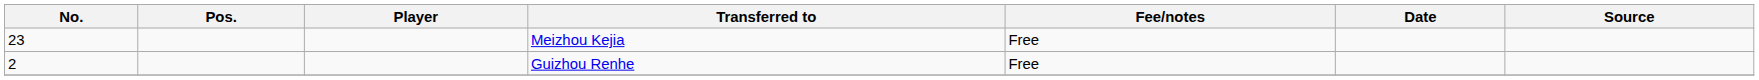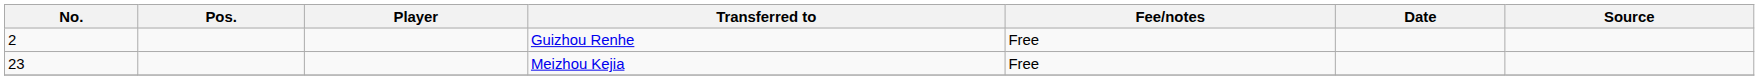rows swapped: (583, 64) <-> (578, 40)
